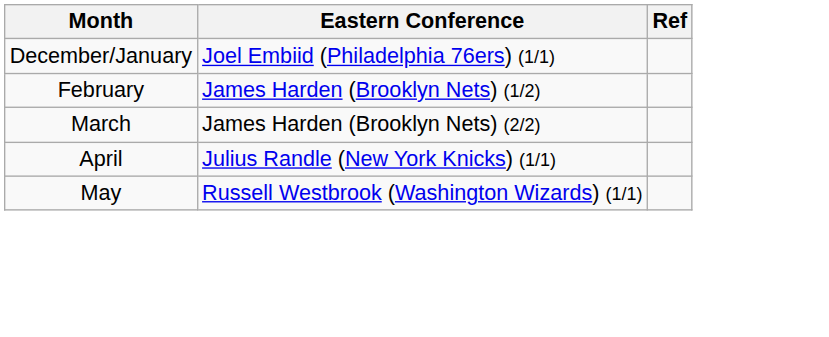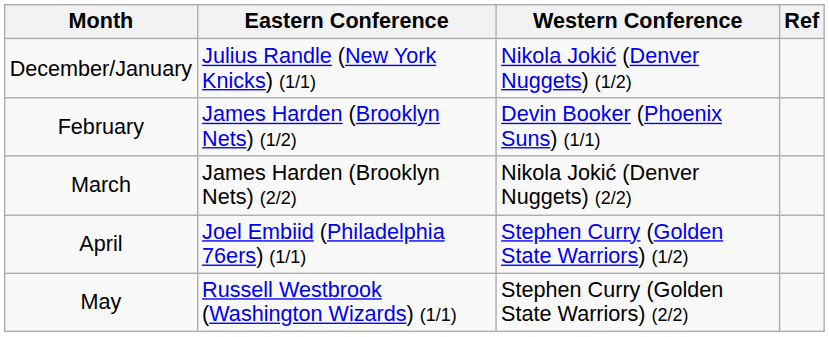+ column: (638, 21)
(378, 55) Joel Embiid (Philadelphia 76ers) (1/1) -> (319, 68) Julius Randle (New York Knicks) (1/1)
(379, 158) Julius Randle (New York Knicks) (1/1) -> (323, 243) Joel Embiid (Philadelphia 76ers) (1/1)
